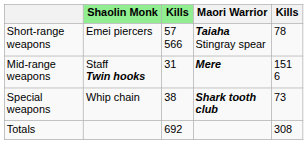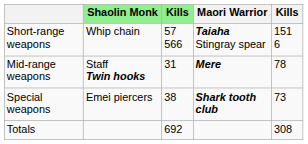(119, 32) Emei piercers -> (113, 32) Whip chain
(280, 32) 78 -> (283, 38) 151 6
(283, 70) 151 6 -> (280, 64) 78
(113, 97) Whip chain -> (119, 97) Emei piercers
